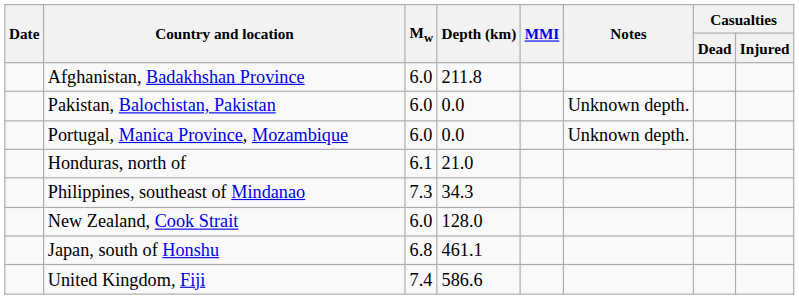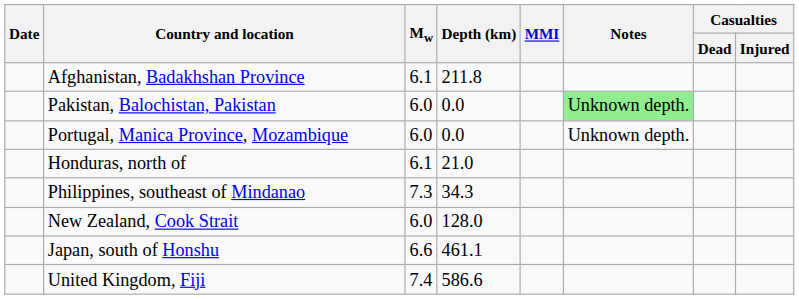(421, 76) 6.0 -> (421, 76) 6.1
(628, 105) no background -> (628, 105) lightgreen background
(421, 250) 6.8 -> (421, 250) 6.6
